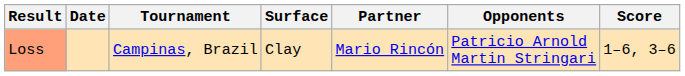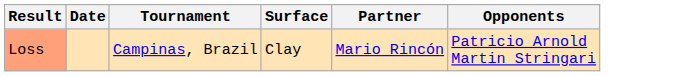- column: (640, 17)
